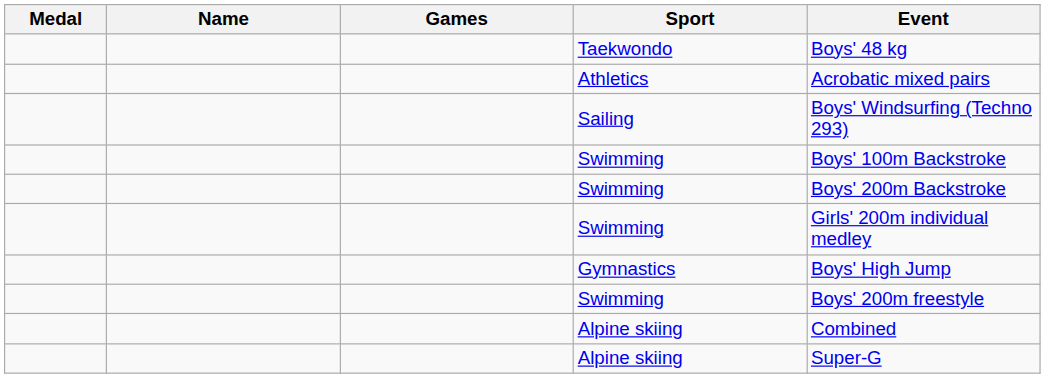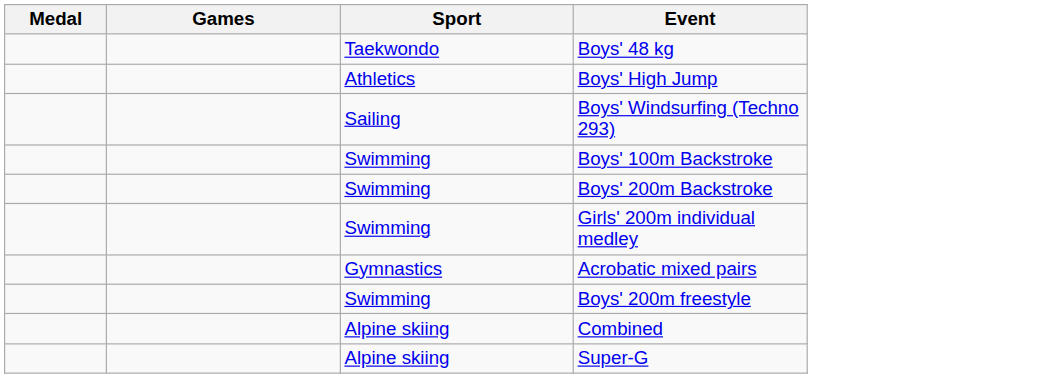- column: (223, 19)
(900, 78) Acrobatic mixed pairs -> (648, 78) Boys' High Jump
(881, 269) Boys' High Jump -> (667, 269) Acrobatic mixed pairs
